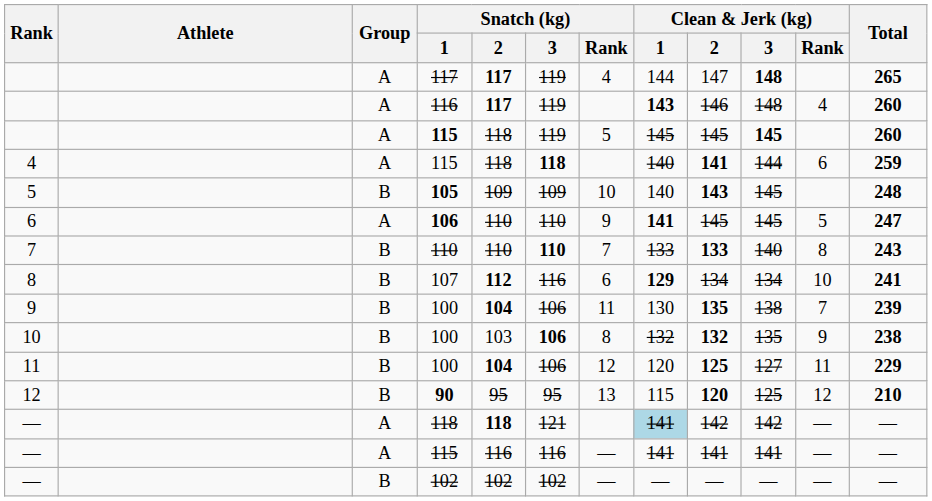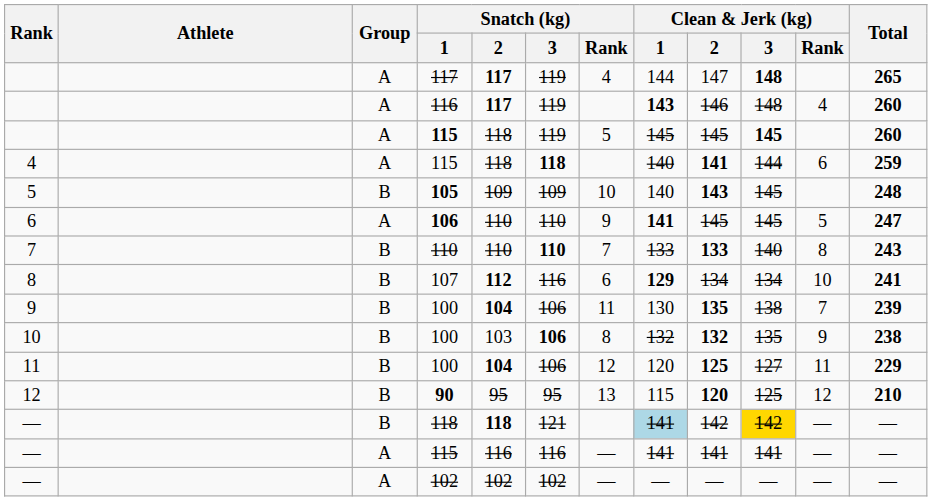(385, 423) A -> (385, 423) B
(768, 423) no background -> (768, 423) gold background
(385, 481) B -> (385, 481) A
